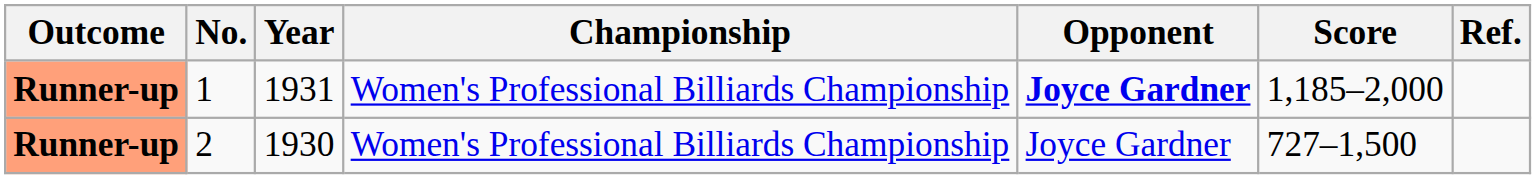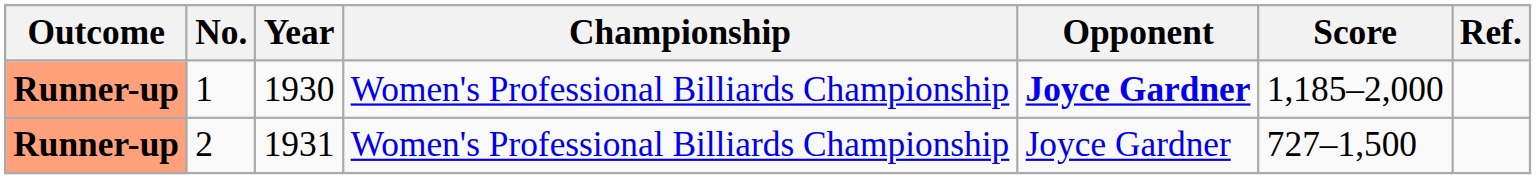(299, 88) 1931 -> (299, 88) 1930
(299, 144) 1930 -> (299, 144) 1931
